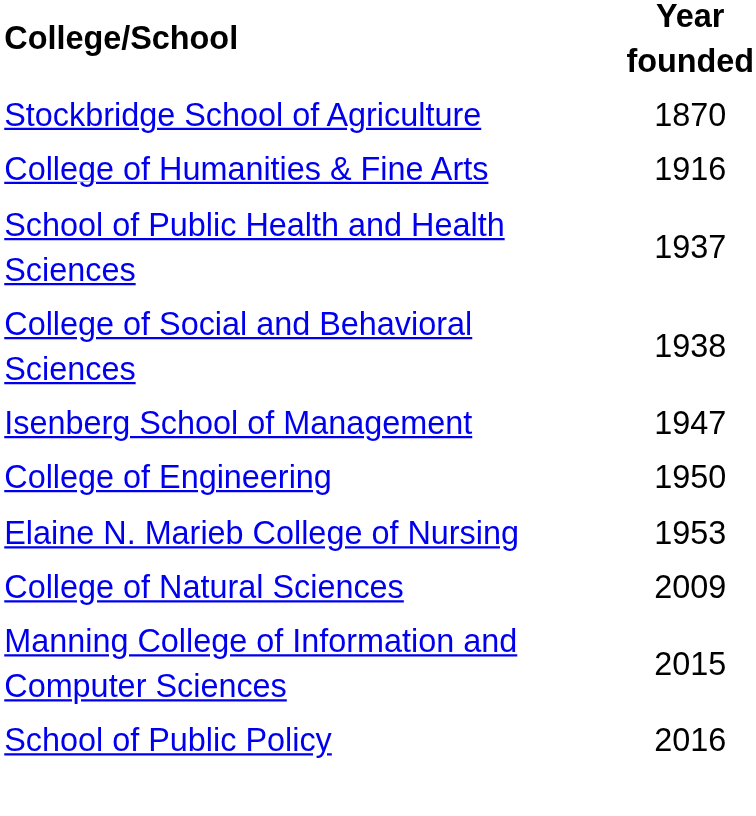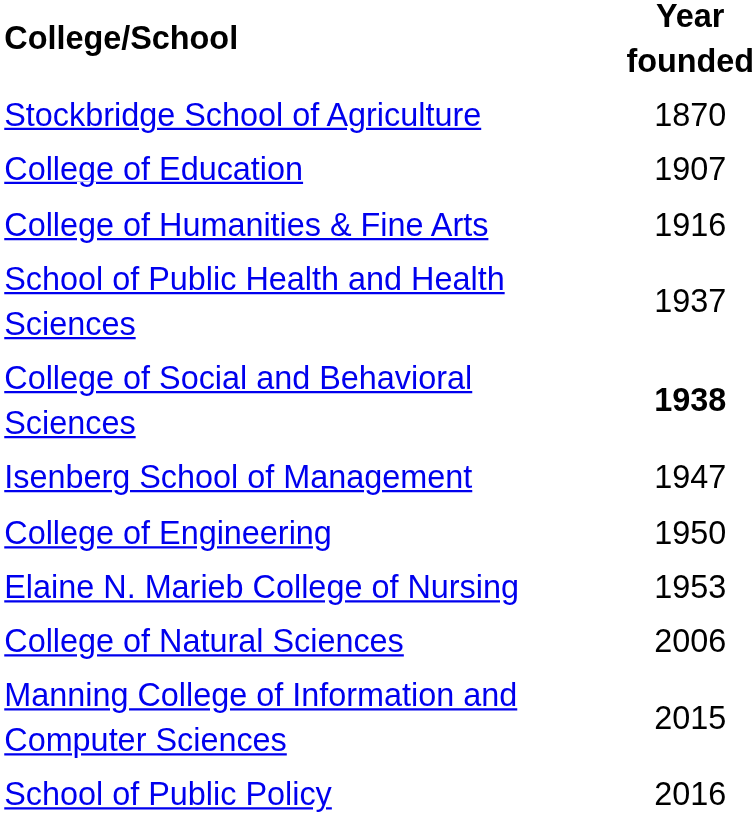+ row: (154, 169)
(690, 346) normal -> (690, 400) bold
(690, 586) 2009 -> (690, 640) 2006
